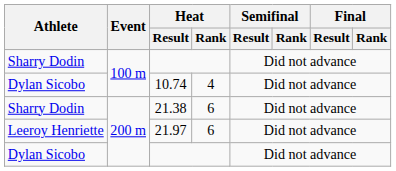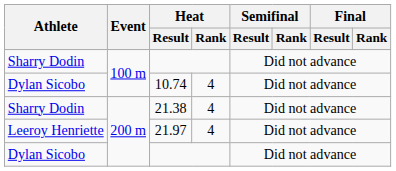(211, 108) 6 -> (211, 108) 4
(211, 131) 6 -> (211, 131) 4
